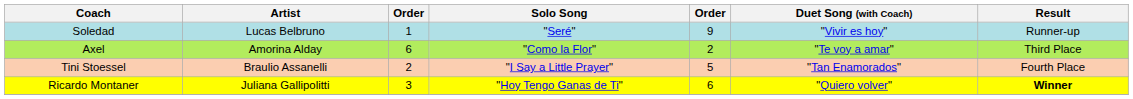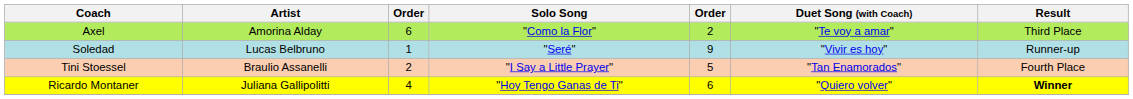rows swapped: (93, 31) <-> (93, 49)
(409, 85) 3 -> (409, 85) 4
